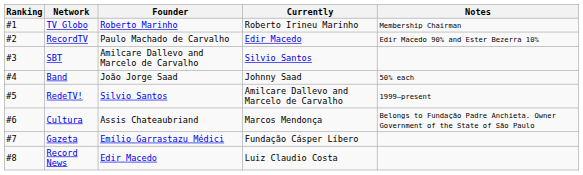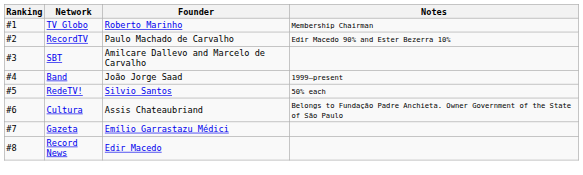- column: (310, 11)
(397, 78) 50% each -> (317, 78) 1999–present
(405, 97) 1999–present -> (309, 92) 50% each
